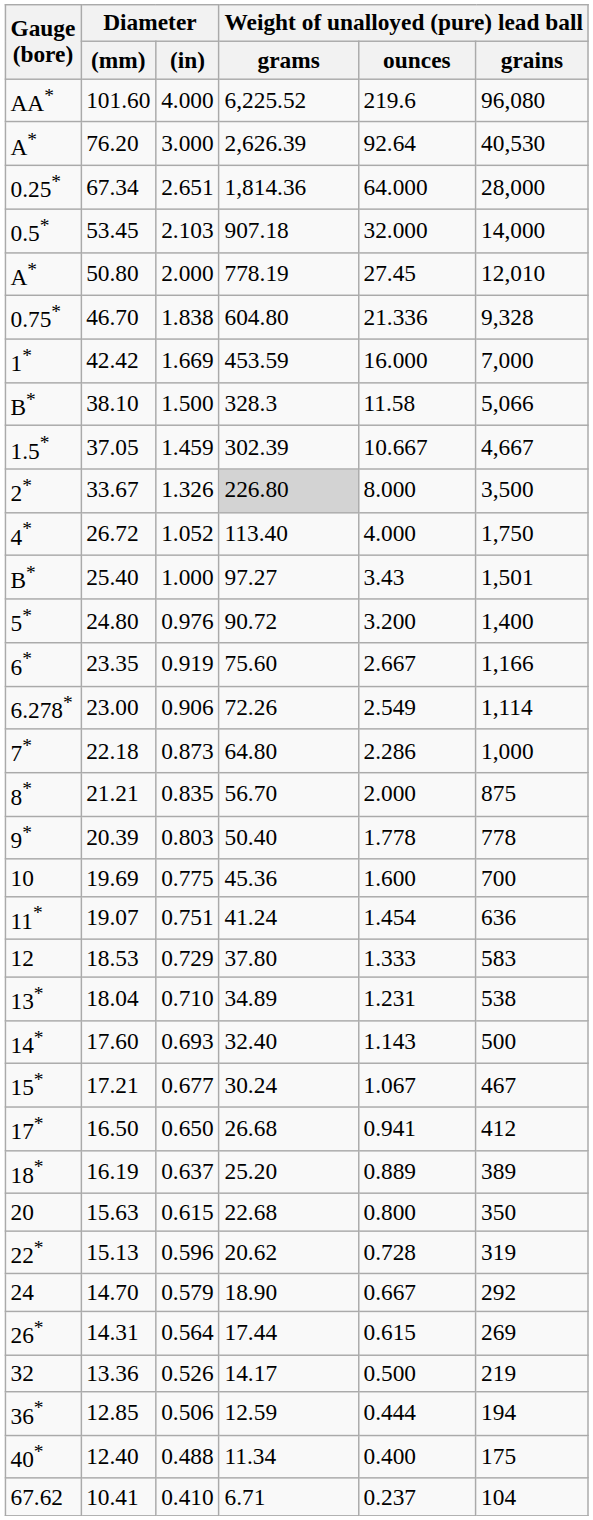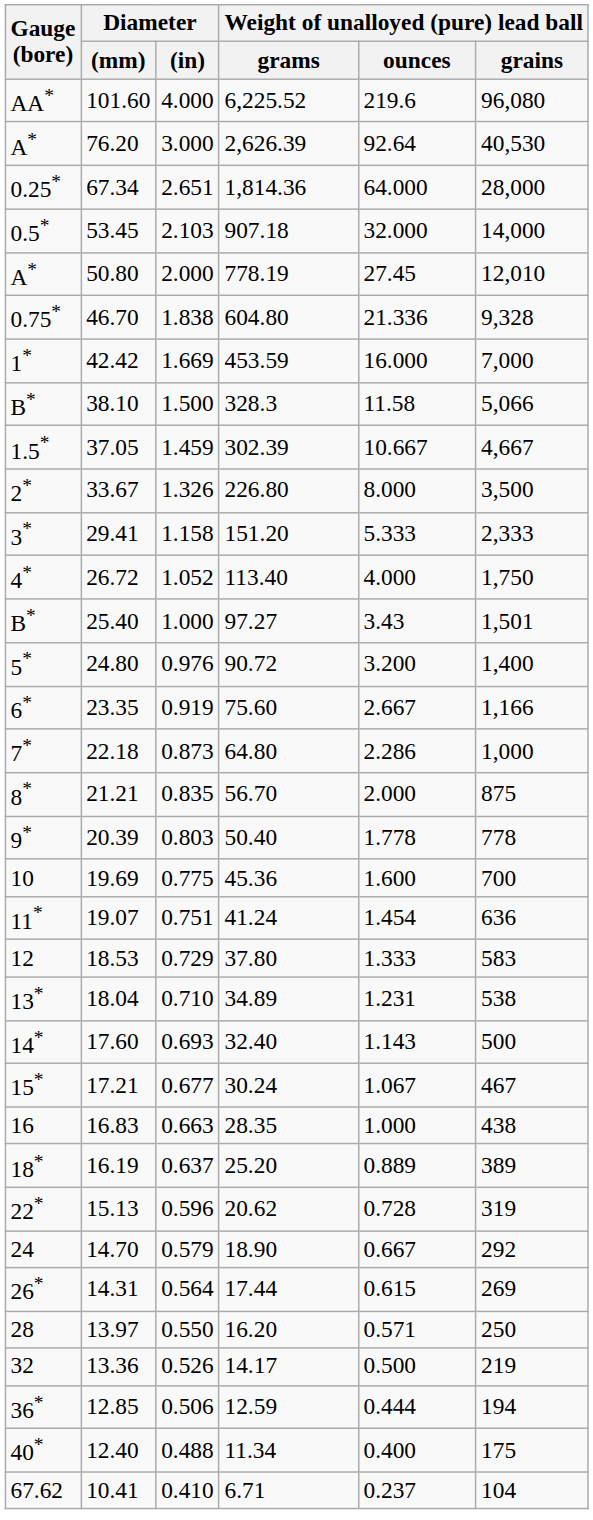(257, 490) lightgrey background -> (257, 490) no background
+ row: (112, 533)
- row: (112, 707)
+ row: (112, 1125)
- row: (112, 1128)
- row: (112, 1212)
+ row: (112, 1329)
